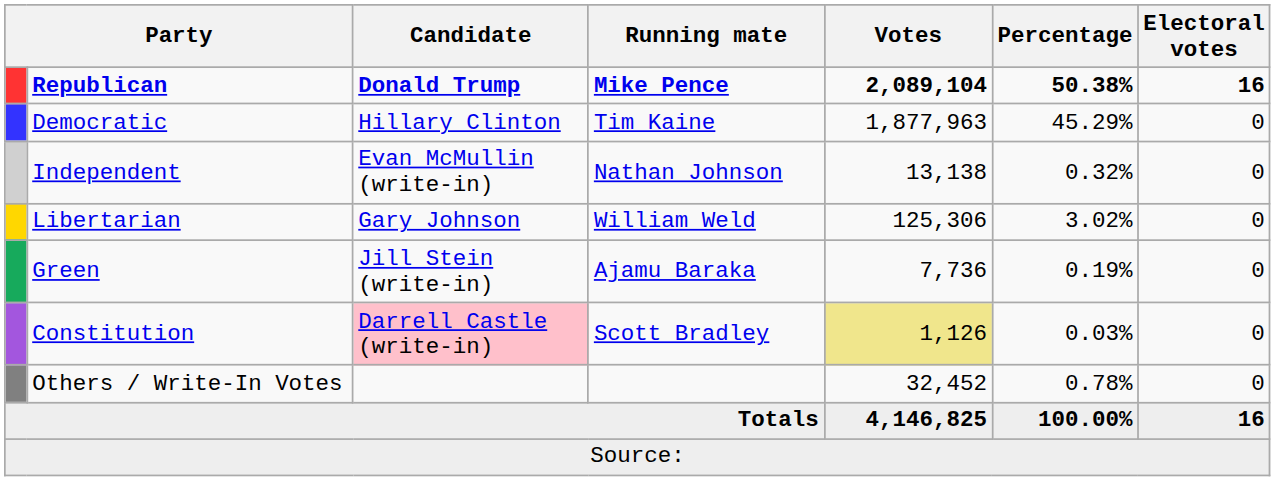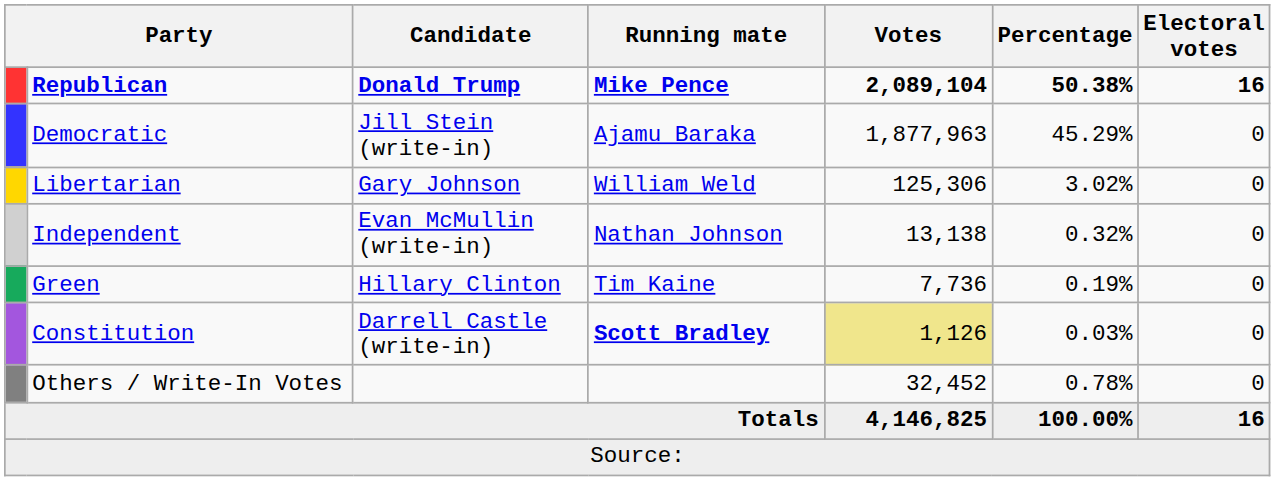(460, 122) Hillary Clinton -> (426, 135) Jill Stein (write-in)
(655, 122) Tim Kaine -> (675, 135) Ajamu Baraka
rows swapped: (106, 222) <-> (106, 172)
(426, 271) Jill Stein (write-in) -> (460, 284) Hillary Clinton
(675, 271) Ajamu Baraka -> (655, 284) Tim Kaine
(453, 334) pink background -> (453, 334) no background
(682, 334) normal -> (682, 334) bold
